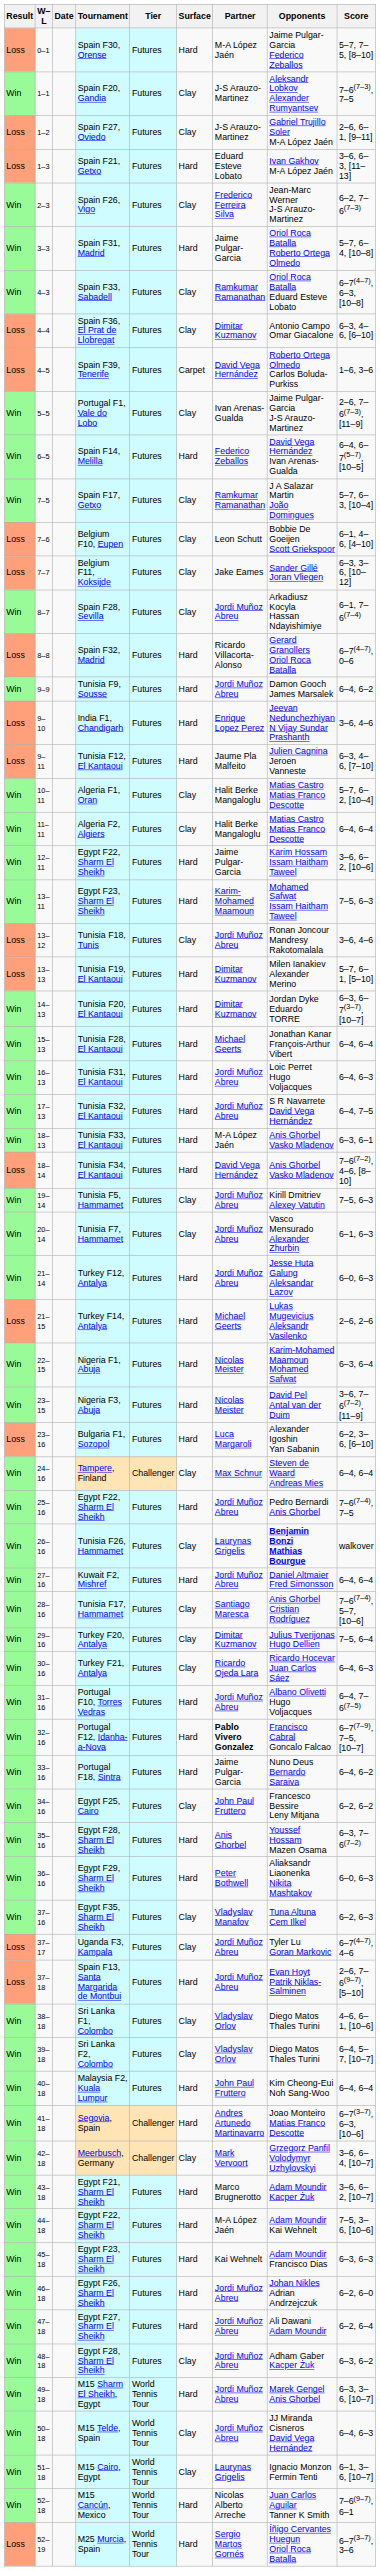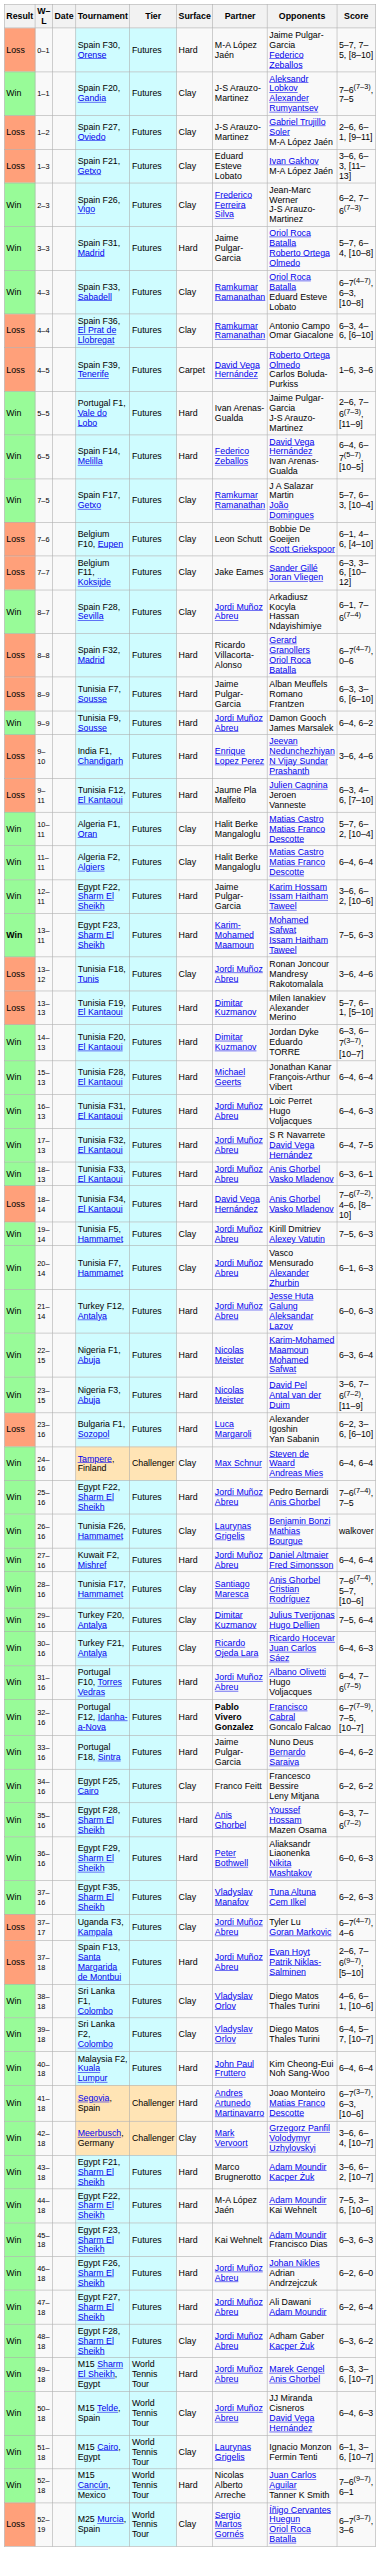(188, 166) Hard -> (187, 166) Clay
(236, 331) Dimitar Kuzmanov -> (240, 331) Ramkumar Ramanathan
(187, 413) Clay -> (188, 413) Hard
+ row: (43, 694)
(14, 901) normal -> (14, 935) bold
(236, 1140) M-A López Jaén -> (239, 1174) Jordi Muñoz Abreu
- row: (43, 1322)
(289, 1546) bold -> (300, 1531) normal
(234, 1806) John Paul Fruttero -> (238, 1786) Franco Feitt
(188, 2544) Hard -> (187, 2524) Clay
